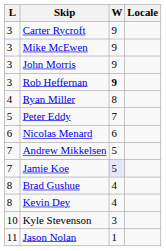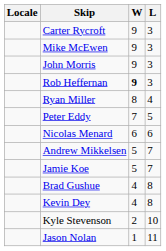columns swapped: (143, 13) <-> (12, 13)
(114, 168) lavender background -> (134, 168) no background
(114, 220) 3 -> (134, 220) 2
